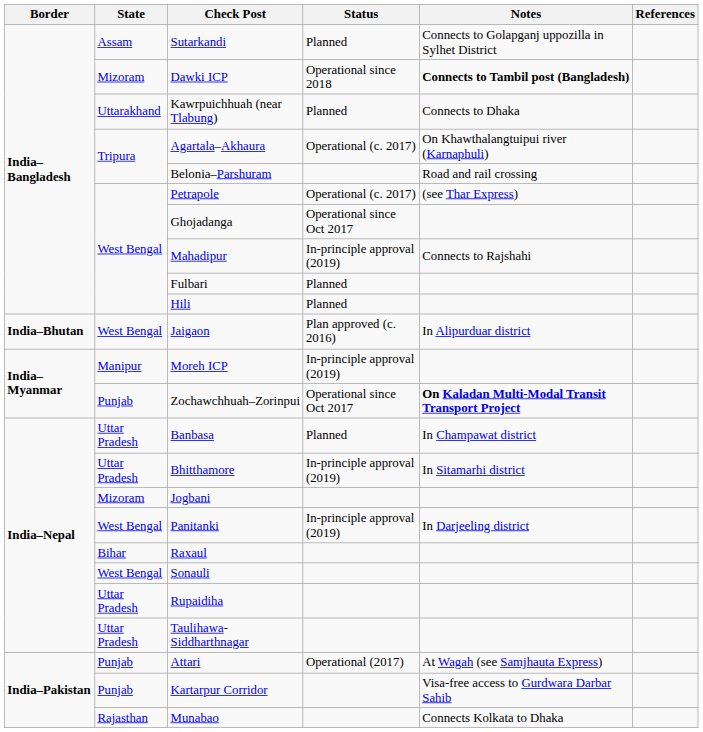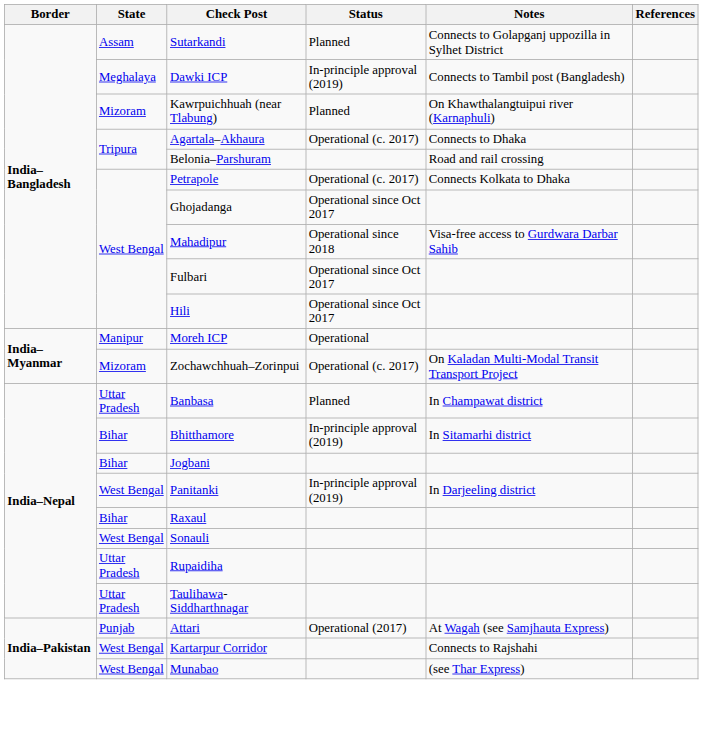(121, 76) Mizoram -> (127, 76) Meghalaya
(351, 76) Operational since 2018 -> (363, 76) In-principle approval (2019)
(526, 76) bold -> (527, 76) normal
(129, 111) Uttarakhand -> (122, 111) Mizoram
(471, 111) Connects to Dhaka -> (501, 111) On Khawthalangtuipui river (Karnaphuli)
(494, 146) On Khawthalangtuipui river (Karnaphuli) -> (477, 139) Connects to Dhaka
(470, 194) (see Thar Express) -> (499, 179) Connects Kolkata to Dhaka
(360, 256) In-principle approval (2019) -> (354, 241) Operational since 2018
(477, 256) Connects to Rajshahi -> (523, 241) Visa-free access to Gurdwara Darbar Sahib
(327, 283) Planned -> (365, 276) Operational since Oct 2017
(327, 304) Planned -> (365, 311) Operational since Oct 2017
- row: (190, 331)
(360, 366) In-principle approval (2019) -> (339, 338) Operational
(115, 400) Punjab -> (122, 366) Mizoram
(351, 400) Operational since Oct 2017 -> (364, 366) Operational (c. 2017)
(514, 400) bold -> (514, 366) normal
(118, 470) Uttar Pradesh -> (113, 435) Bihar
(121, 497) Mizoram -> (113, 463) Bihar
(115, 690) Punjab -> (131, 648) West Bengal
(517, 690) Visa-free access to Gurdwara Darbar Sahib -> (483, 648) Connects to Rajshahi
(123, 717) Rajasthan -> (131, 668) West Bengal
(493, 717) Connects Kolkata to Dhaka -> (477, 668) (see Thar Express)
